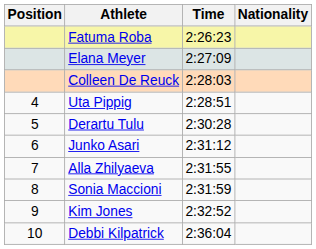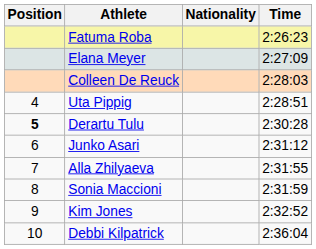columns swapped: (273, 15) <-> (208, 15)
(35, 124) normal -> (35, 124) bold
